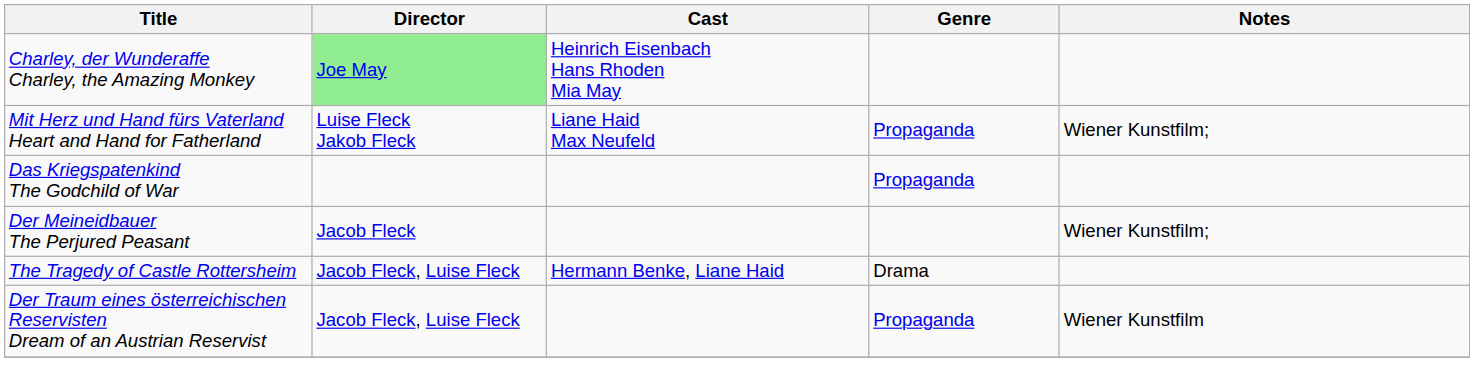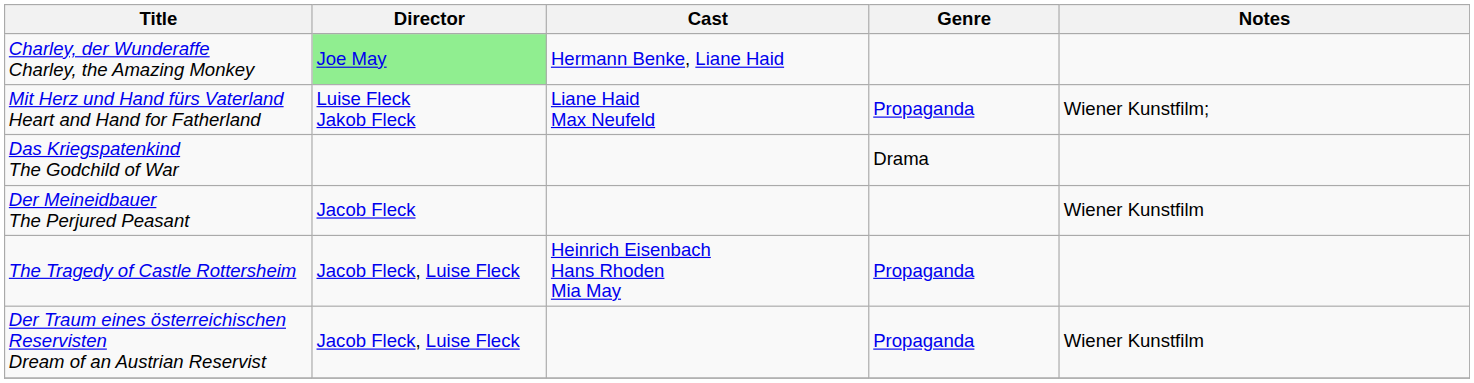(631, 69) Heinrich Eisenbach Hans Rhoden Mia May -> (668, 59) Hermann Benke, Liane Haid
(924, 180) Propaganda -> (901, 159) Drama
(1136, 230) Wiener Kunstfilm; -> (1134, 210) Wiener Kunstfilm
(668, 270) Hermann Benke, Liane Haid -> (631, 270) Heinrich Eisenbach Hans Rhoden Mia May
(901, 270) Drama -> (924, 270) Propaganda
